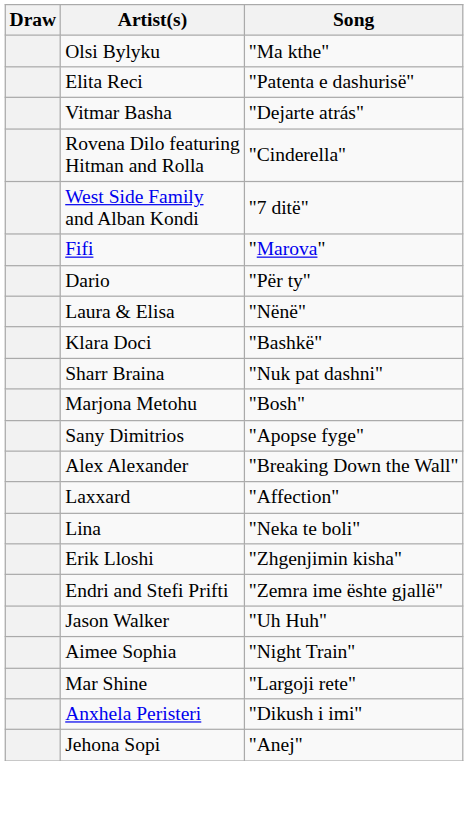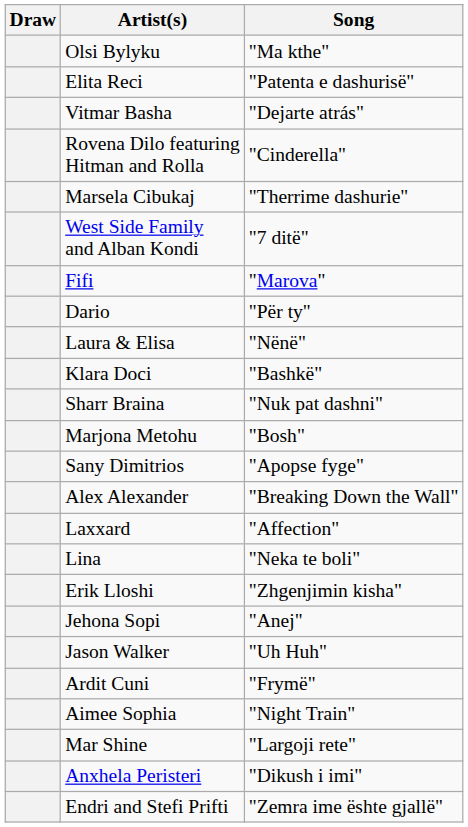+ row: (130, 196)
rows swapped: (113, 744) <-> (147, 590)
+ row: (107, 683)
